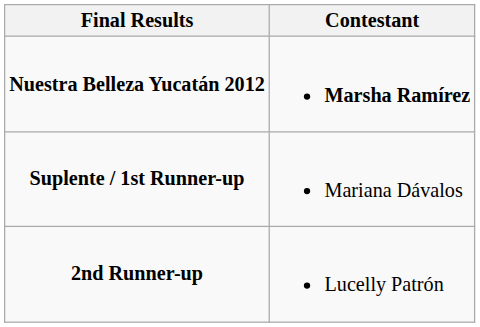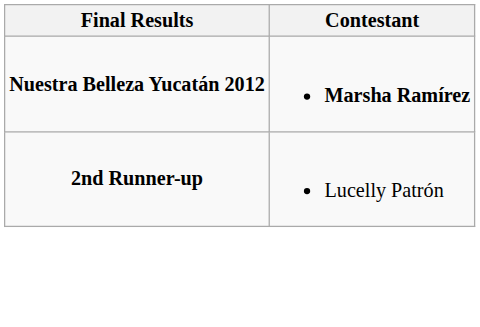- row: (137, 178)
